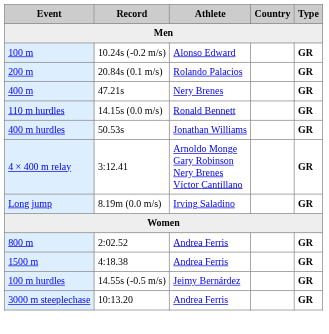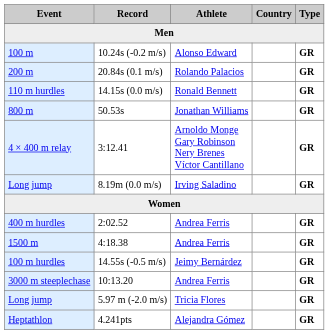- row: (111, 91)
(37, 130) 400 m hurdles -> (21, 110) 800 m
(21, 242) 800 m -> (37, 223) 400 m hurdles
+ row: (133, 300)
+ row: (115, 319)
